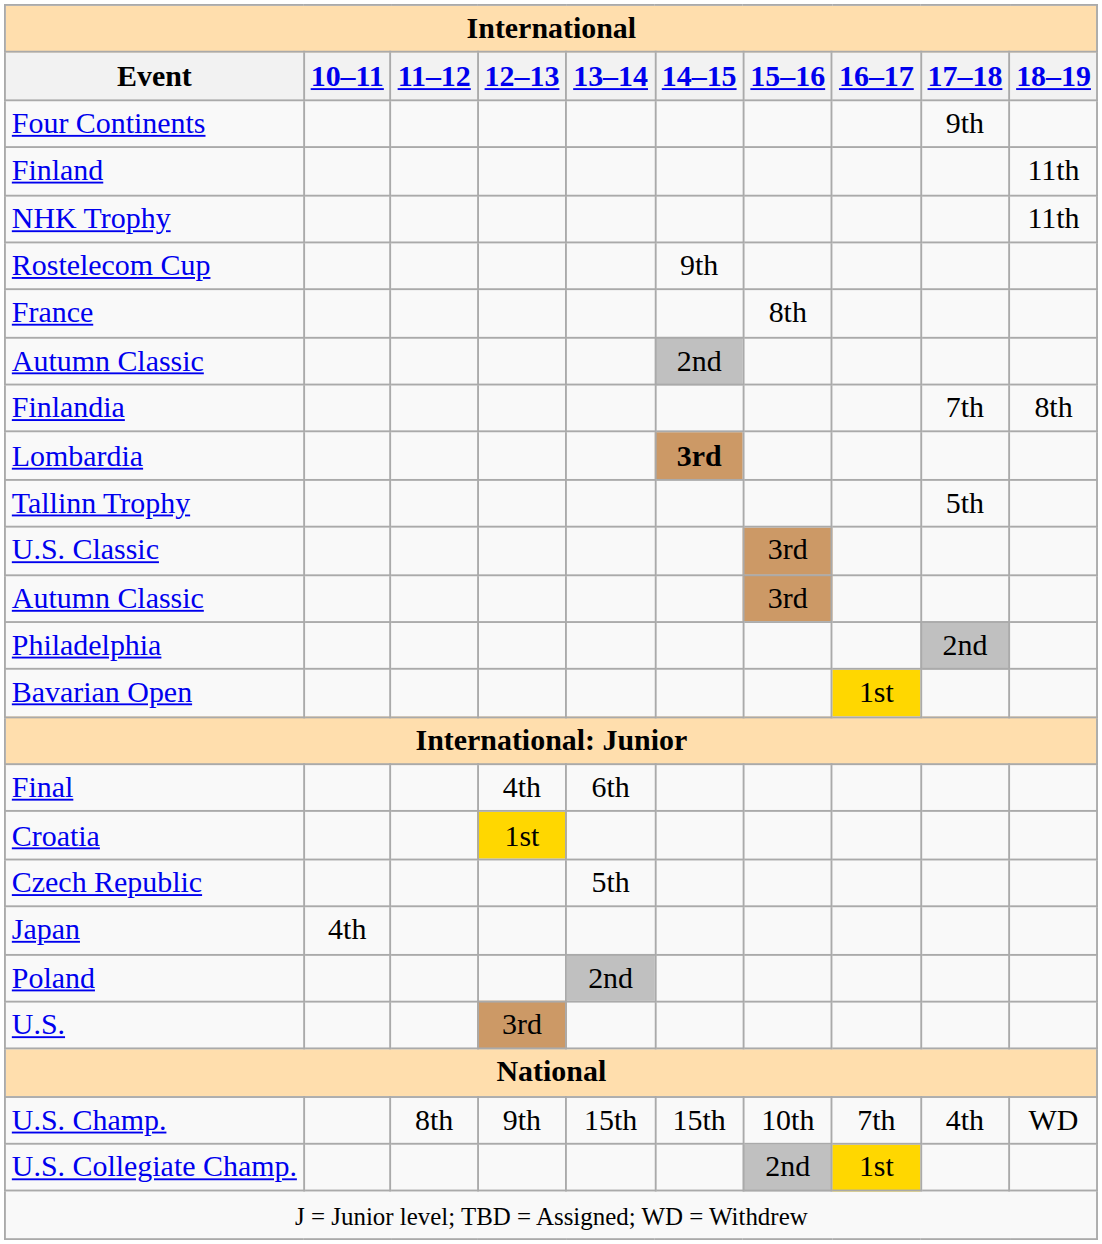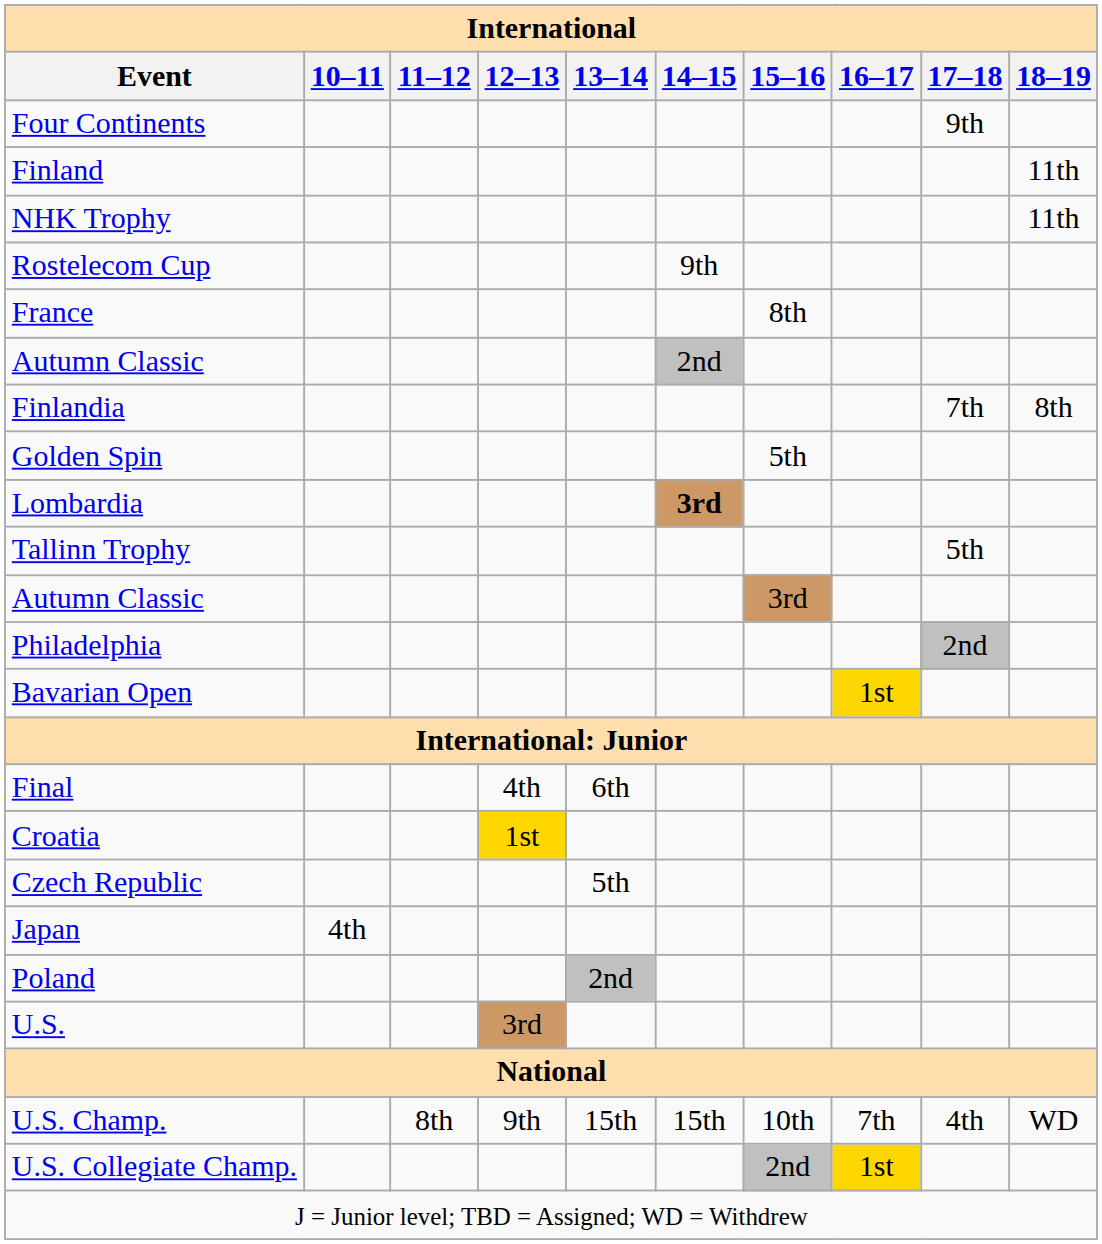+ row: (87, 455)
- row: (85, 550)
